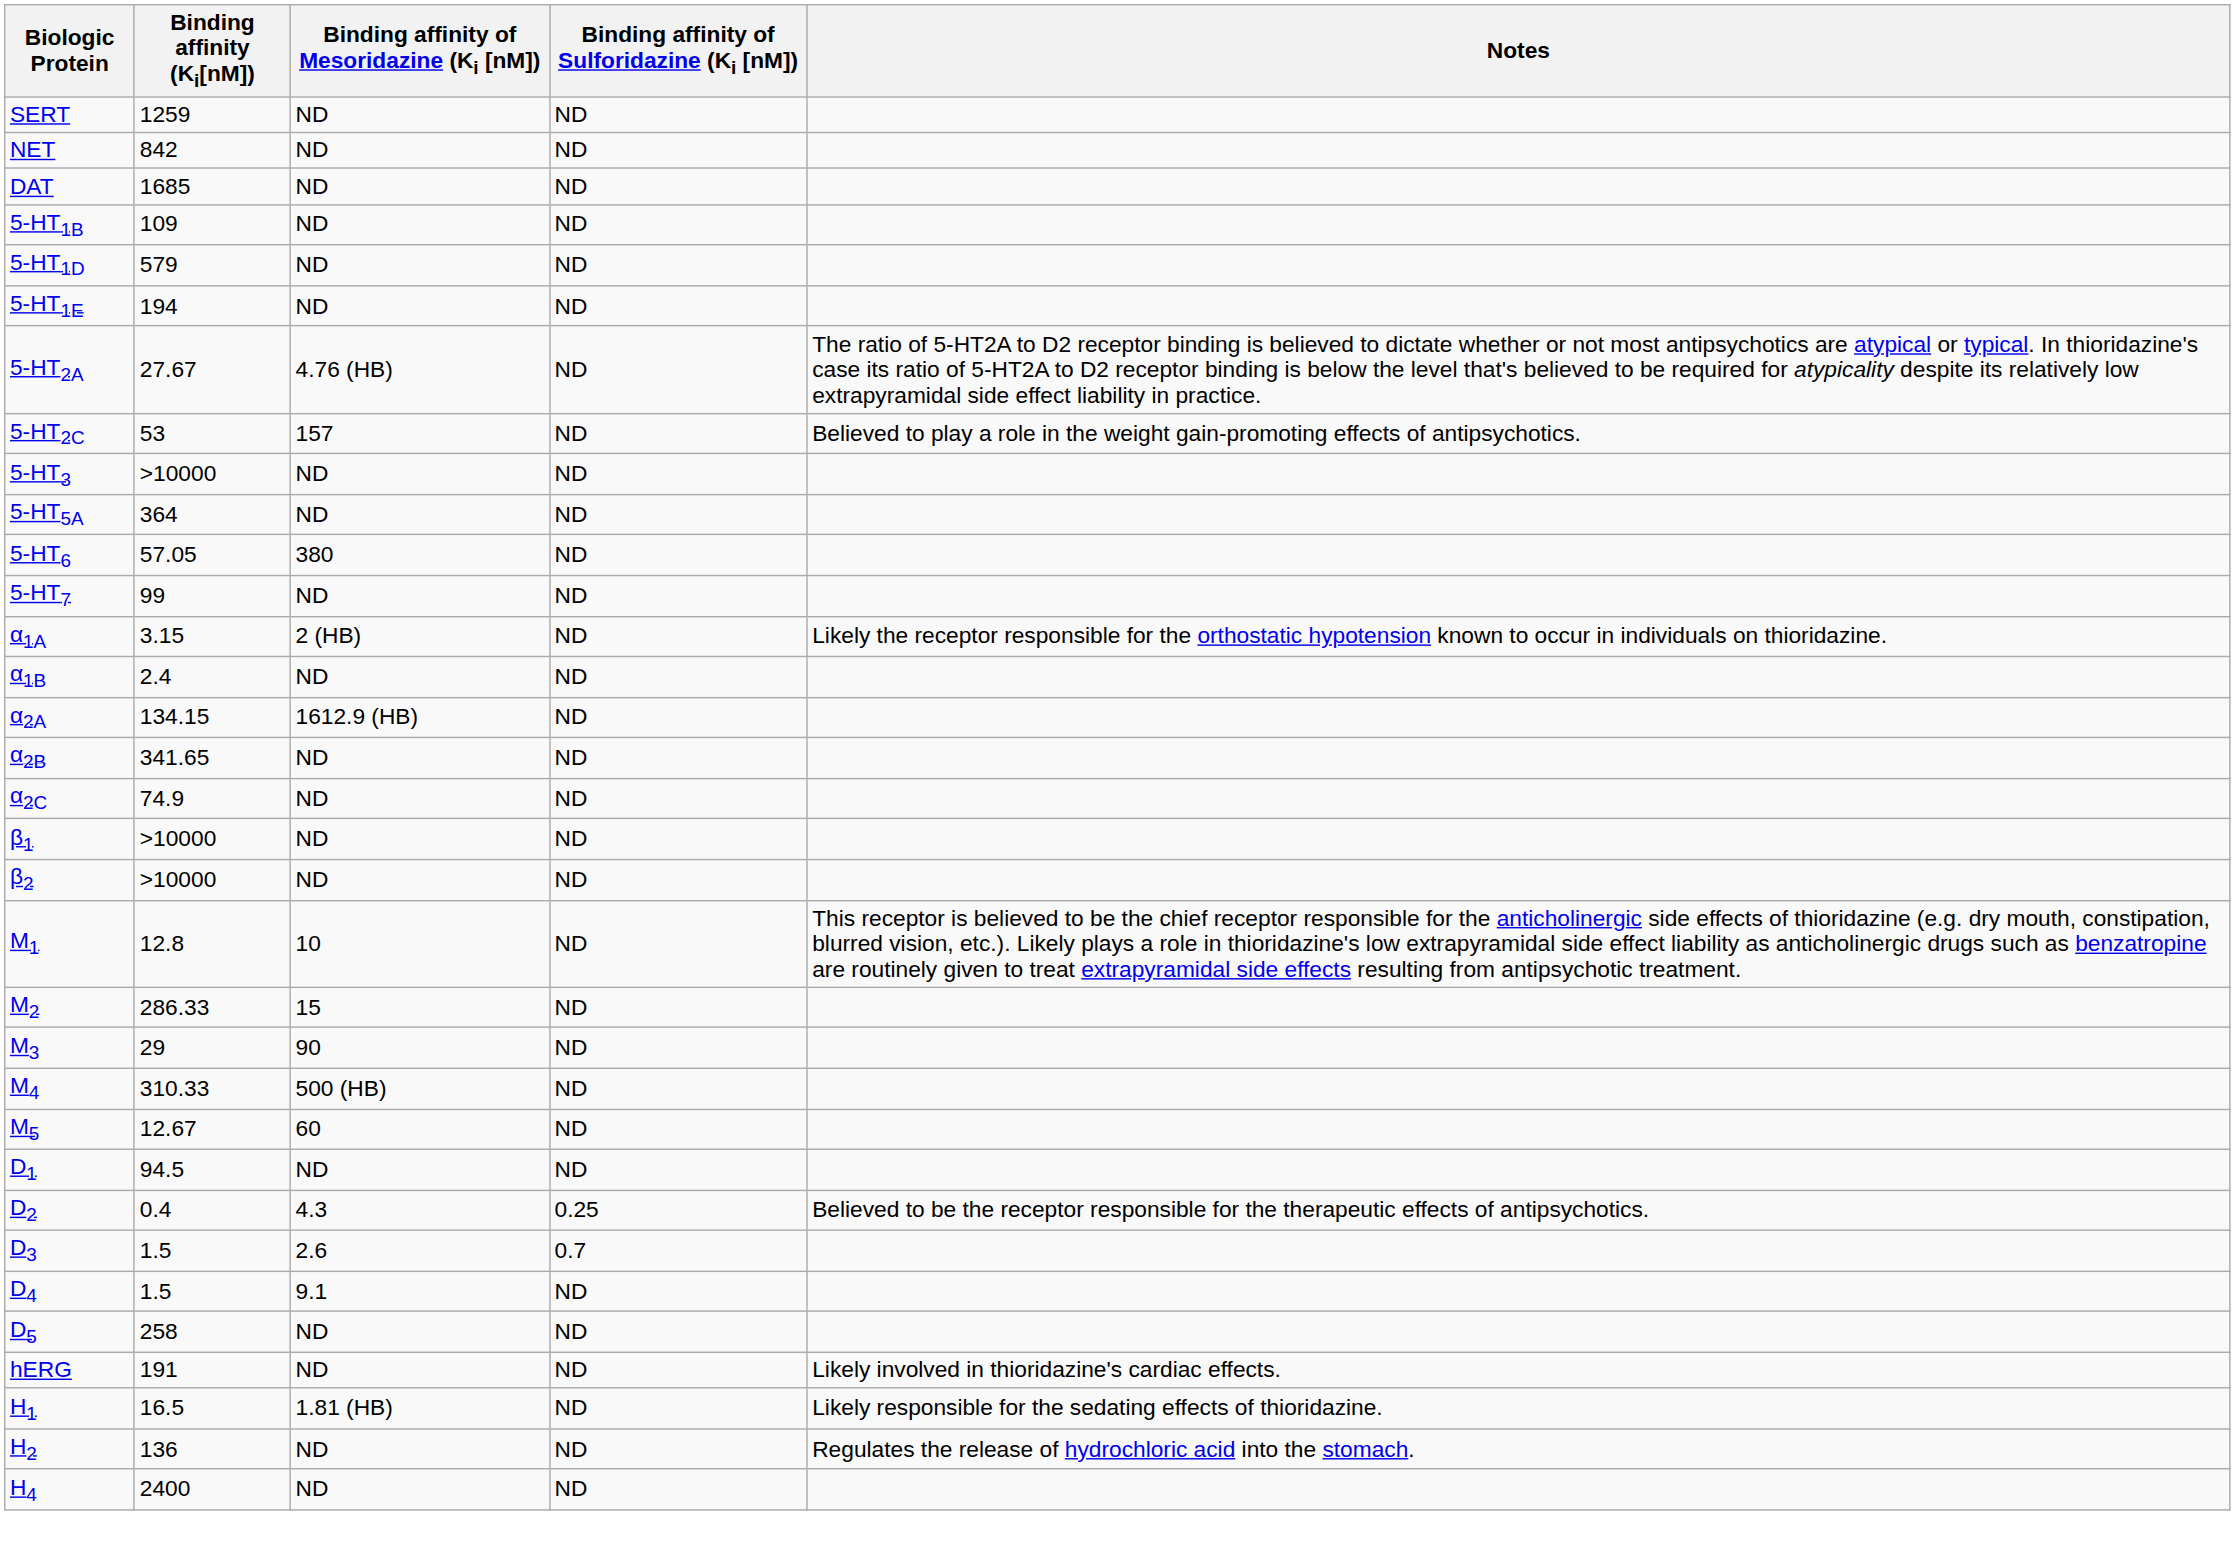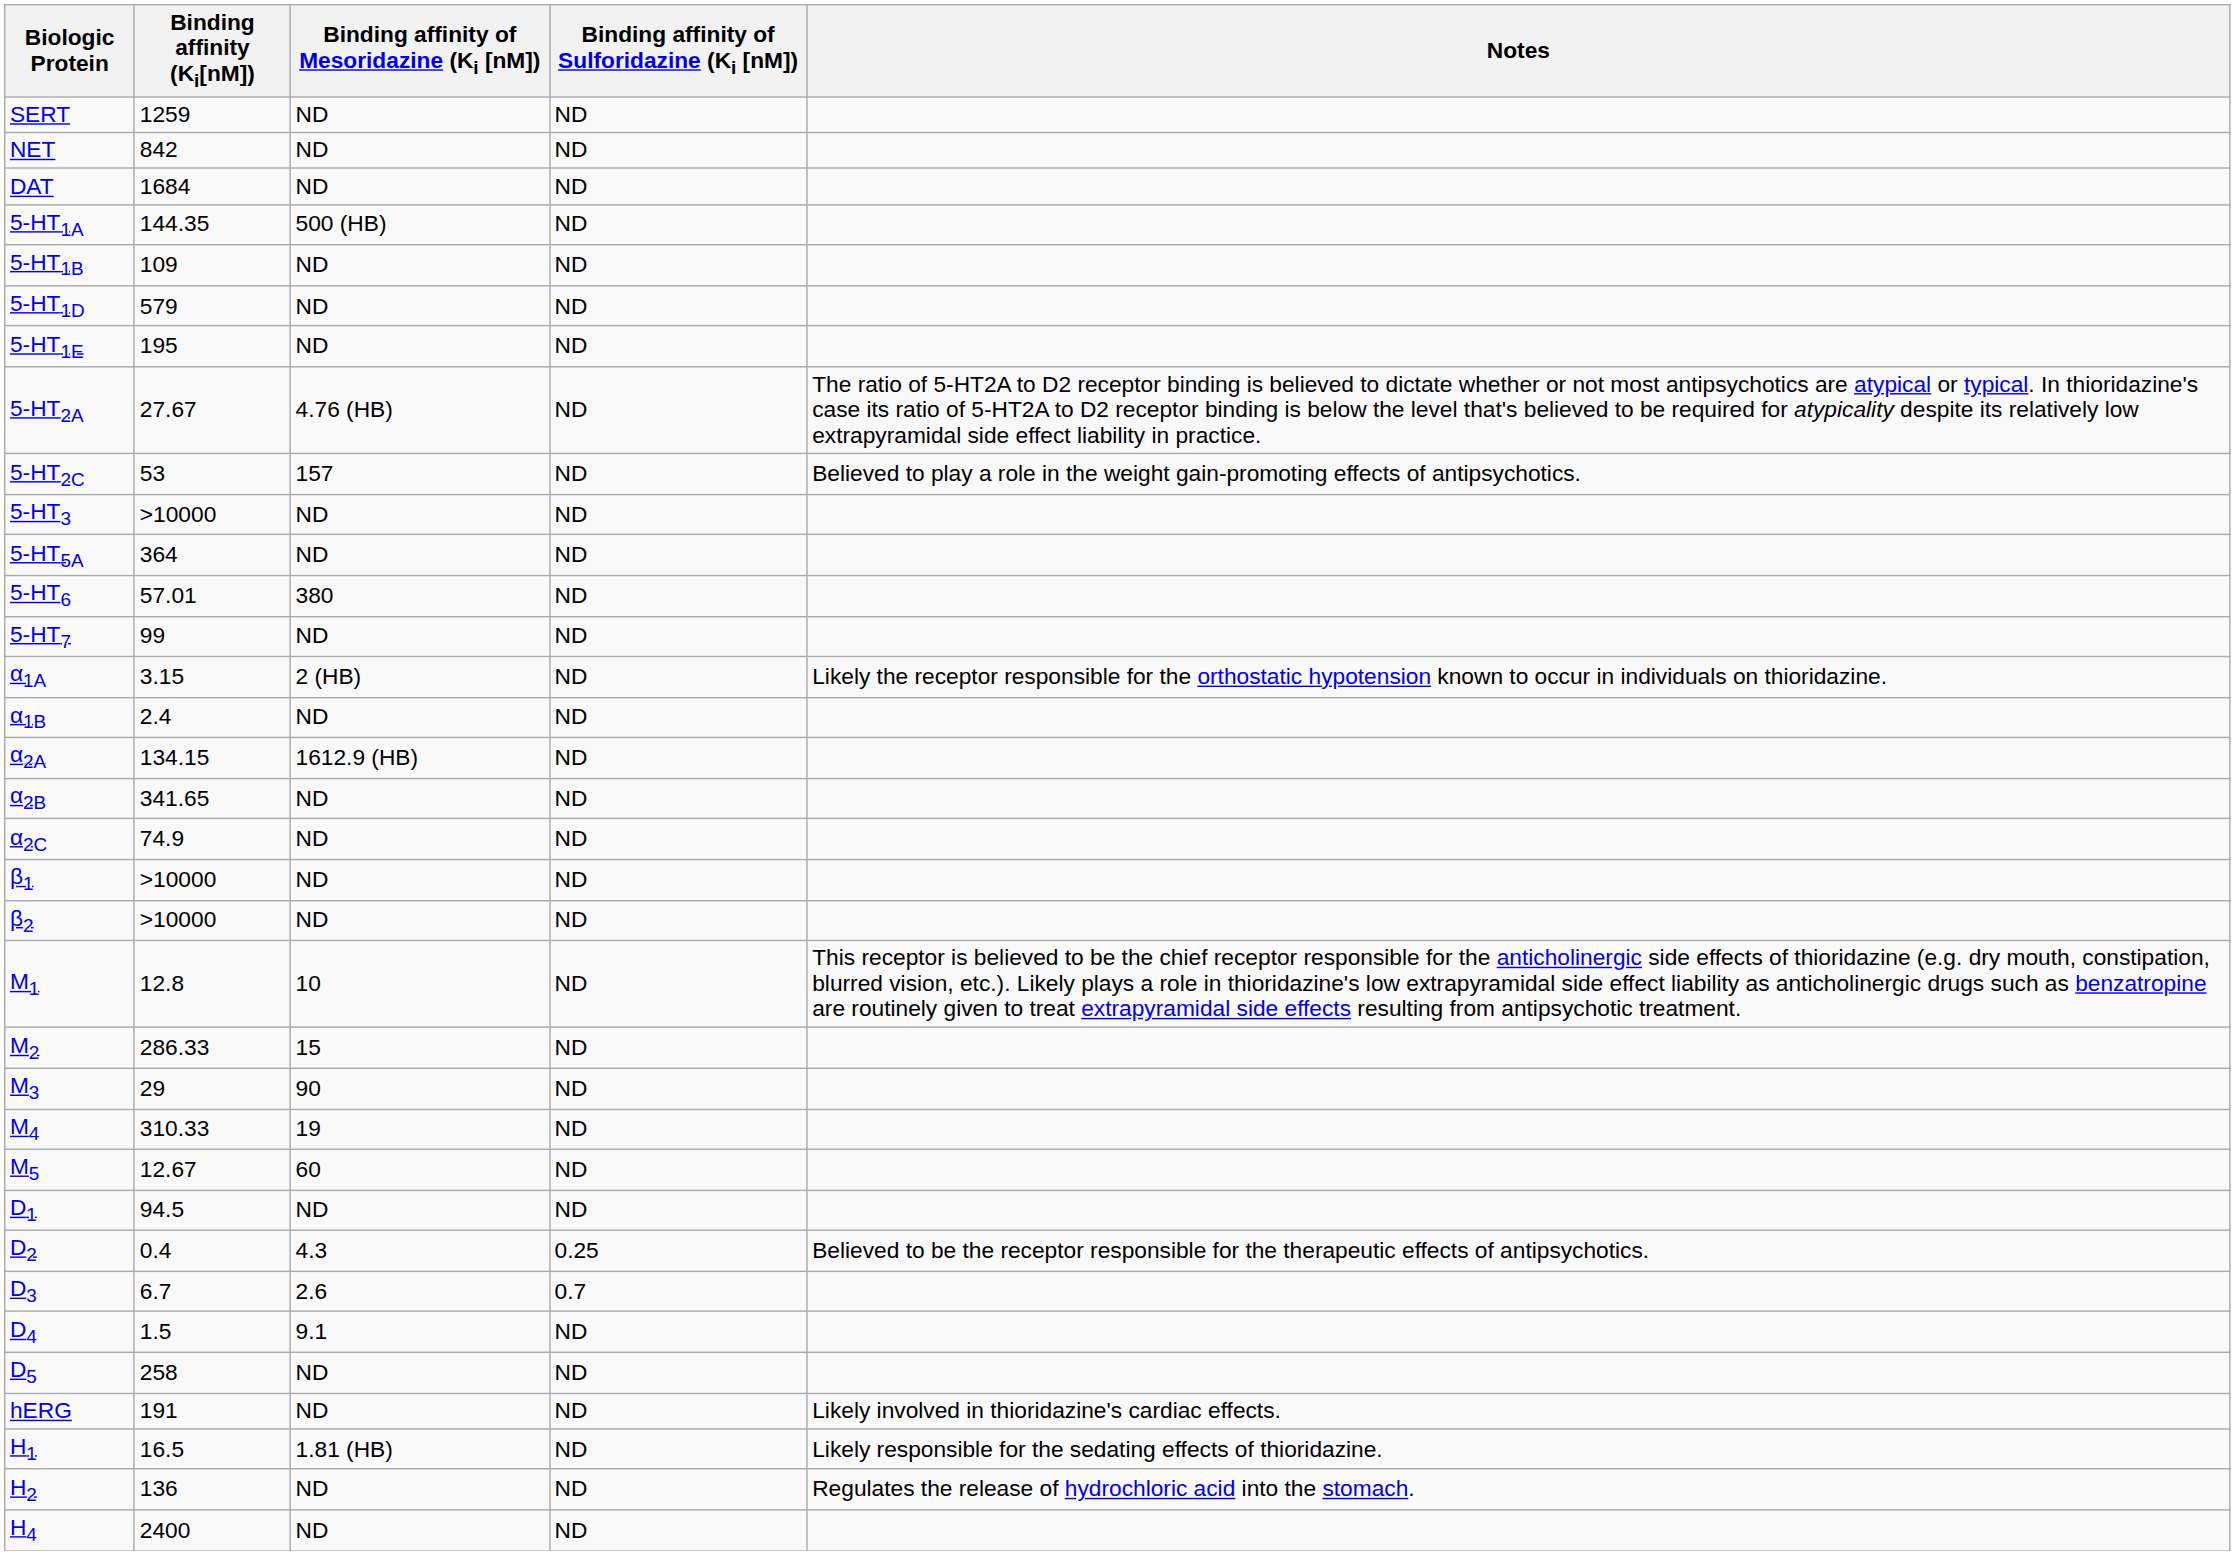(165, 186) 1685 -> (165, 186) 1684
+ row: (47, 225)
(159, 305) 194 -> (159, 346) 195
(168, 555) 57.05 -> (168, 595) 57.01
(341, 1088) 500 (HB) -> (308, 1128) 19
(156, 1250) 1.5 -> (156, 1291) 6.7
